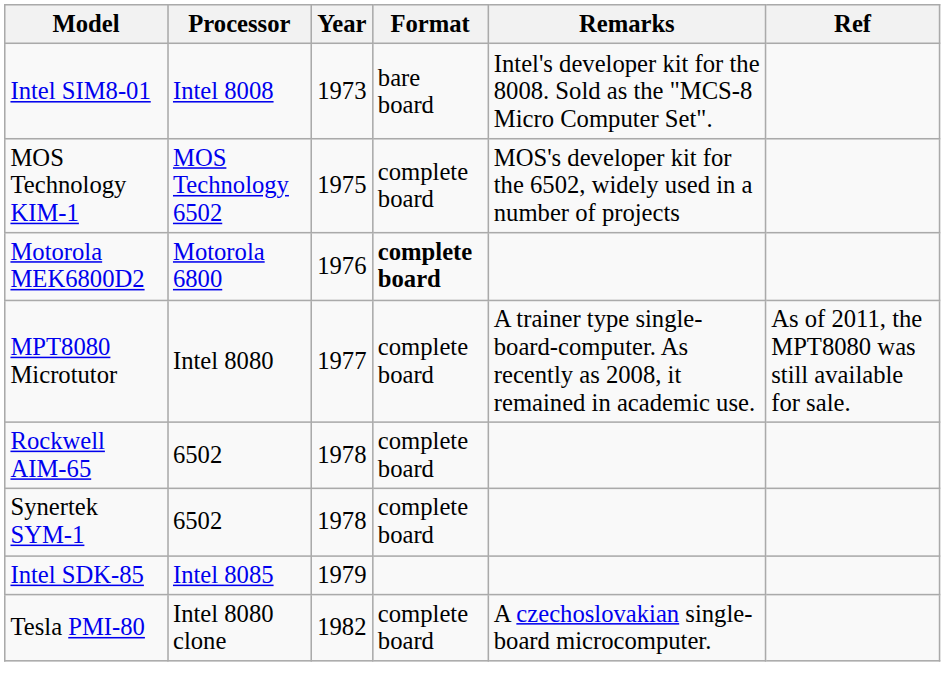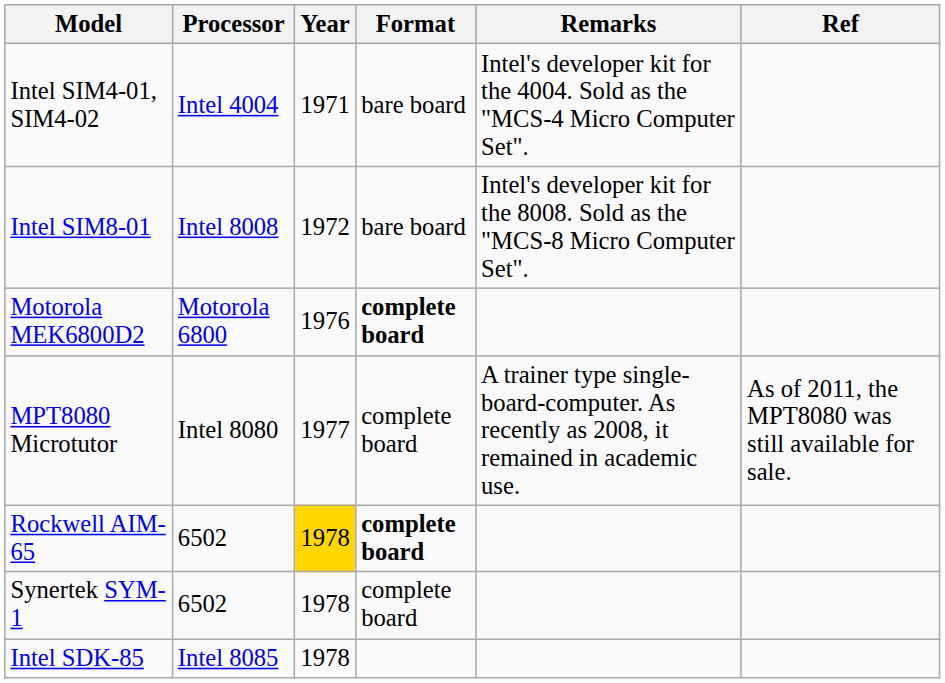+ row: (84, 104)
(342, 90) 1973 -> (325, 226) 1972
- row: (68, 185)
(342, 455) no background -> (325, 538) gold background
(423, 455) normal -> (408, 538) bold
(342, 574) 1979 -> (325, 657) 1978
- row: (78, 627)
